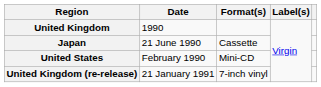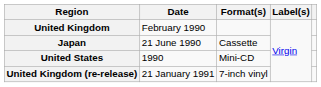(153, 27) 1990 -> (173, 27) February 1990
(173, 58) February 1990 -> (153, 58) 1990
